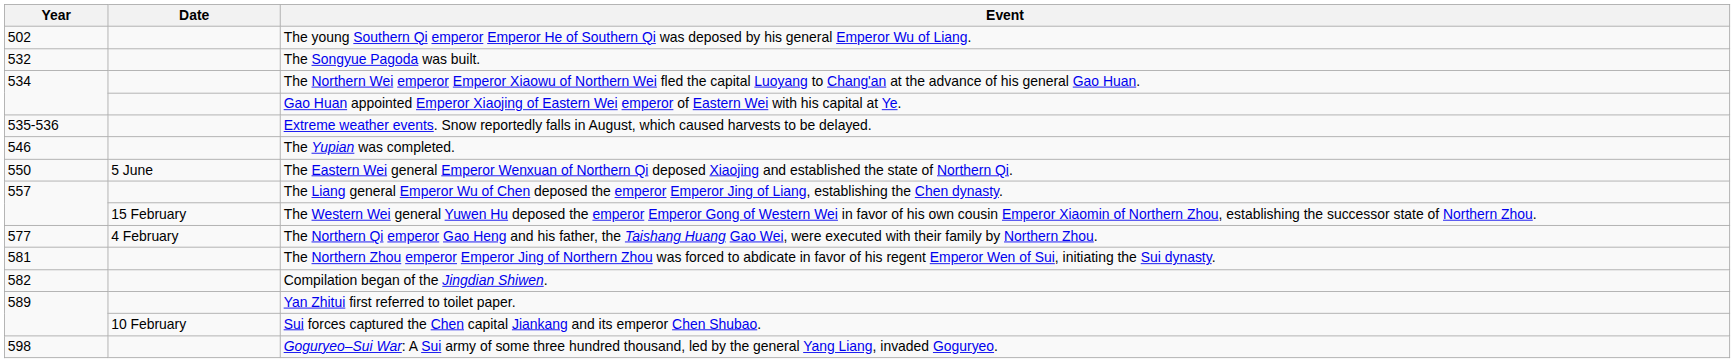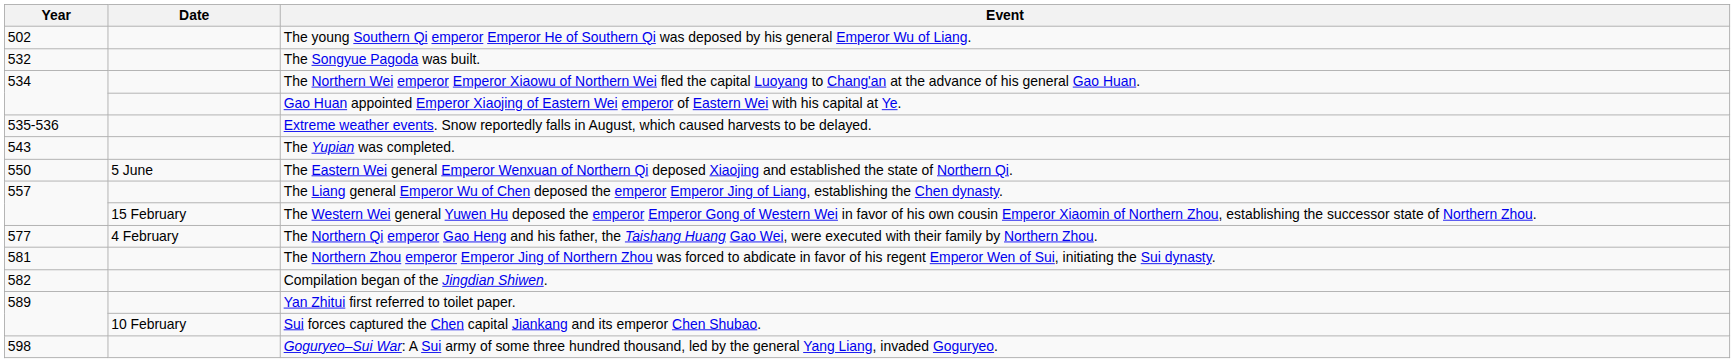(19, 147) 546 -> (19, 147) 543
